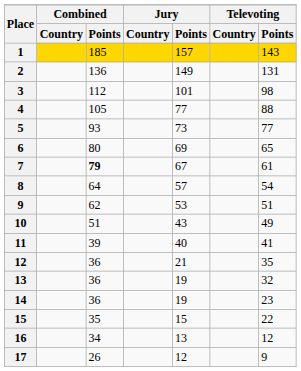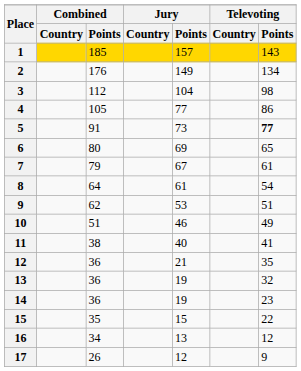(98, 71) 136 -> (98, 71) 176
(270, 71) 131 -> (270, 71) 134
(184, 90) 101 -> (184, 90) 104
(267, 109) 88 -> (267, 109) 86
(95, 128) 93 -> (95, 128) 91
(267, 128) normal -> (267, 128) bold
(95, 166) bold -> (95, 166) normal
(181, 185) 57 -> (181, 185) 61
(181, 223) 43 -> (181, 223) 46
(95, 242) 39 -> (95, 242) 38
